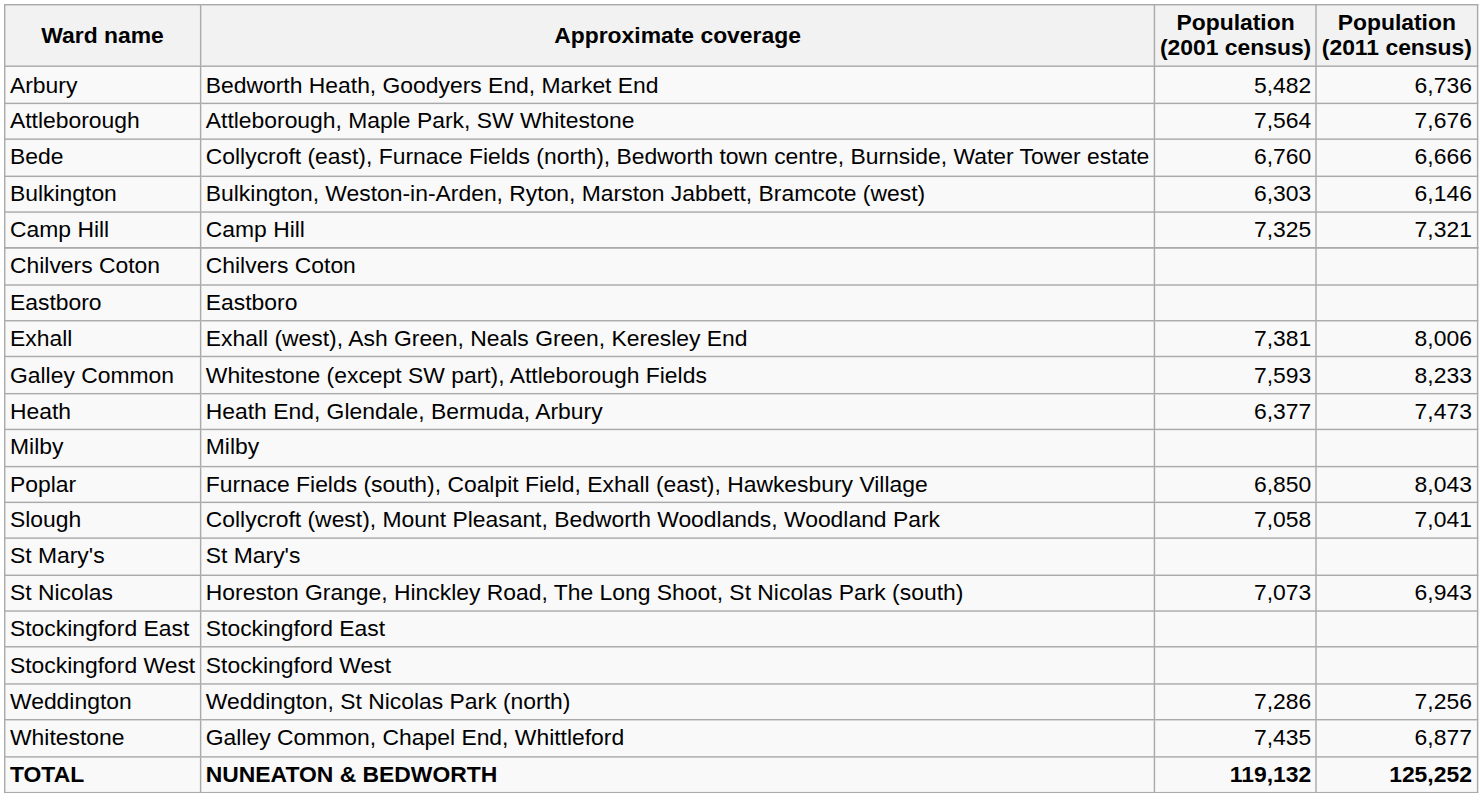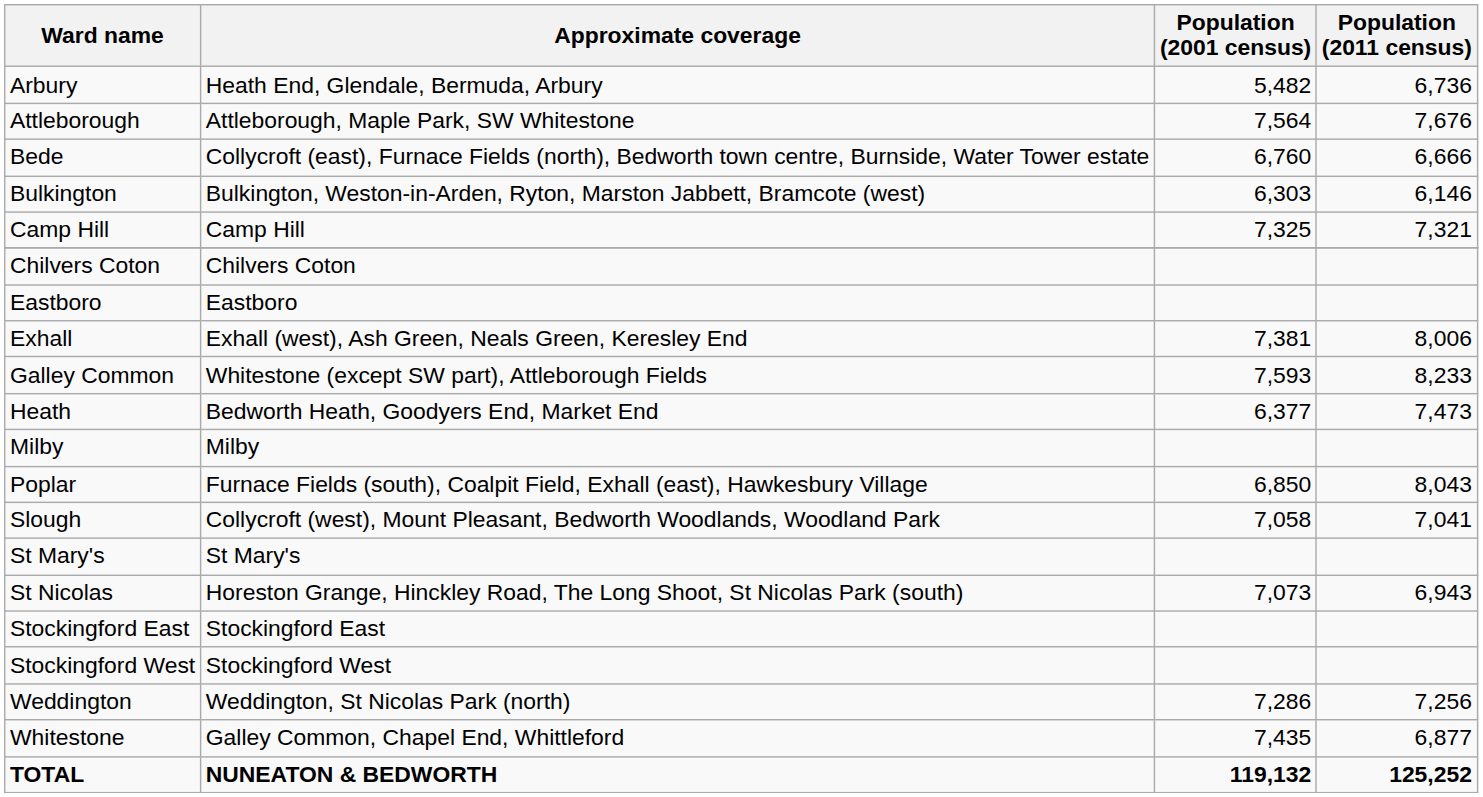(432, 84) Bedworth Heath, Goodyers End, Market End -> (404, 84) Heath End, Glendale, Bermuda, Arbury
(404, 411) Heath End, Glendale, Bermuda, Arbury -> (432, 411) Bedworth Heath, Goodyers End, Market End
